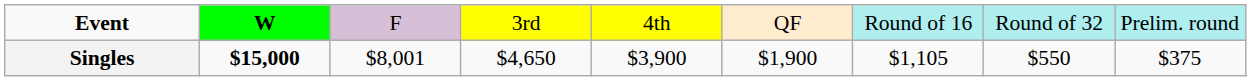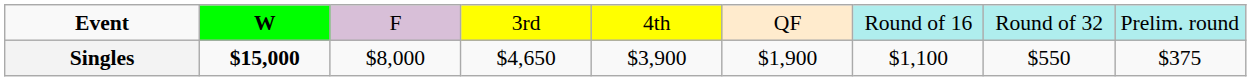(395, 58) $8,001 -> (395, 58) $8,000
(918, 58) $1,105 -> (918, 58) $1,100
